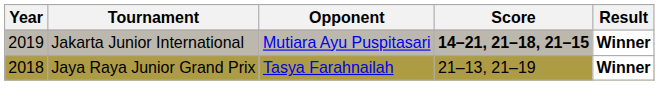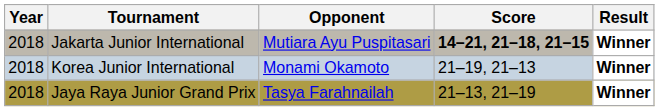(26, 43) 2019 -> (26, 43) 2018
+ row: (143, 68)
